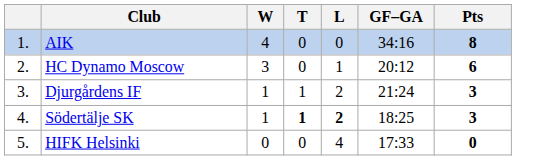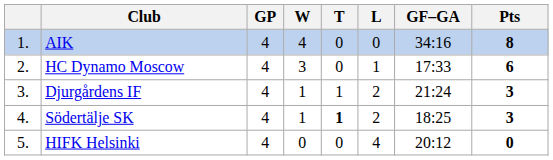+ column: (265, 17)
(396, 67) 20:12 -> (433, 67) 17:33
(339, 117) bold -> (376, 117) normal
(396, 142) 17:33 -> (433, 142) 20:12
